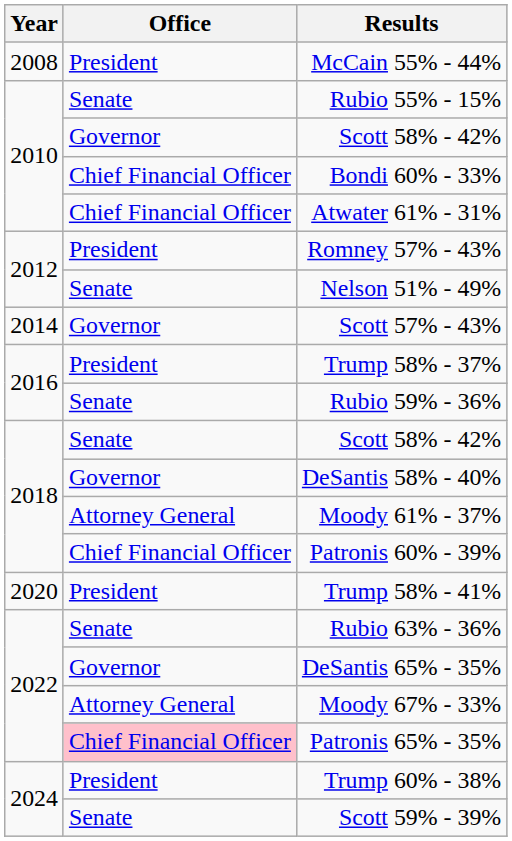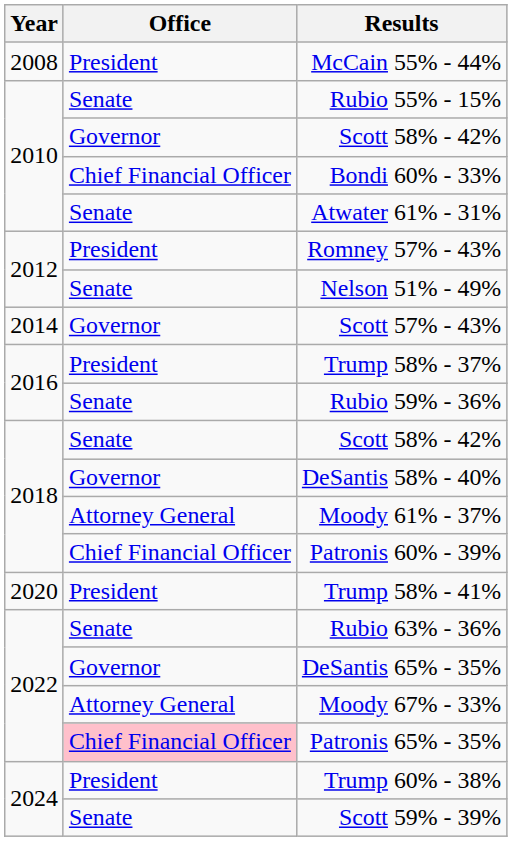(180, 212) Chief Financial Officer -> (101, 212) Senate
